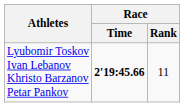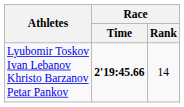(163, 72) 11 -> (163, 72) 14
